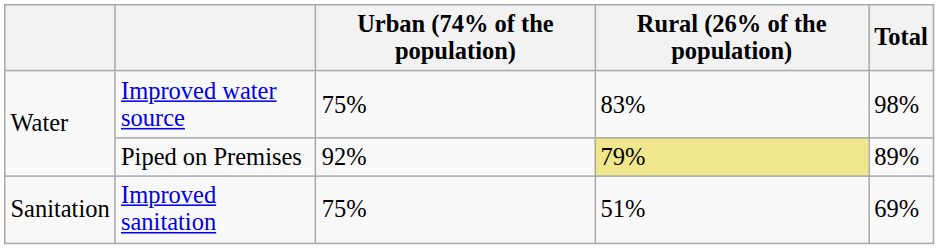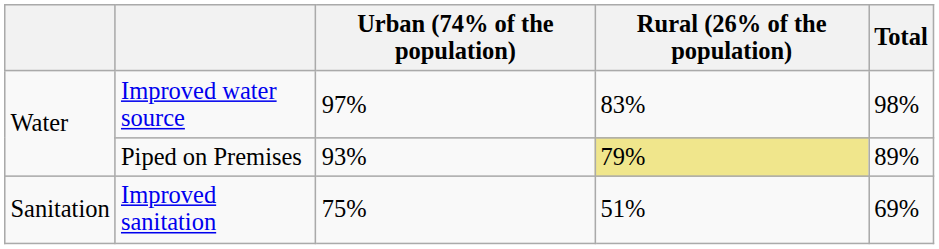(344, 104) 75% -> (344, 104) 97%
(344, 156) 92% -> (344, 156) 93%
